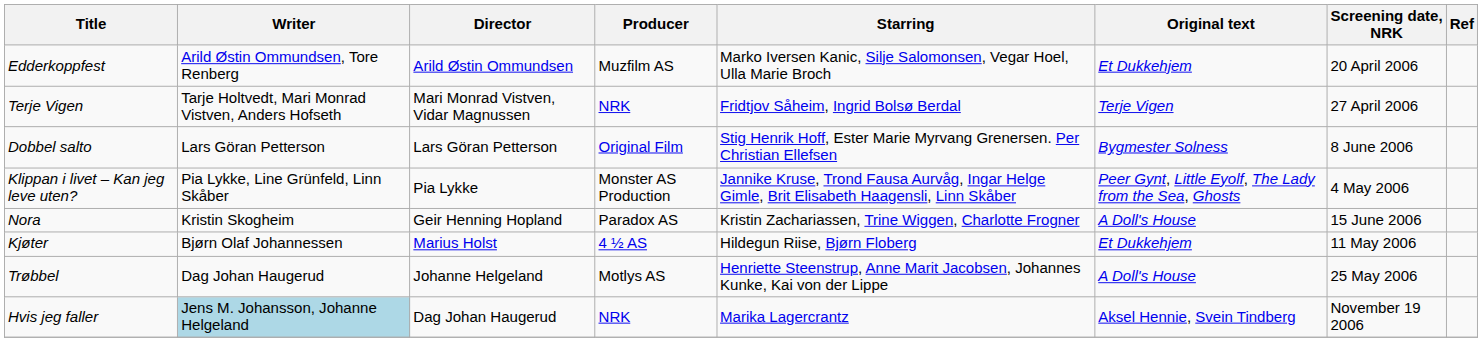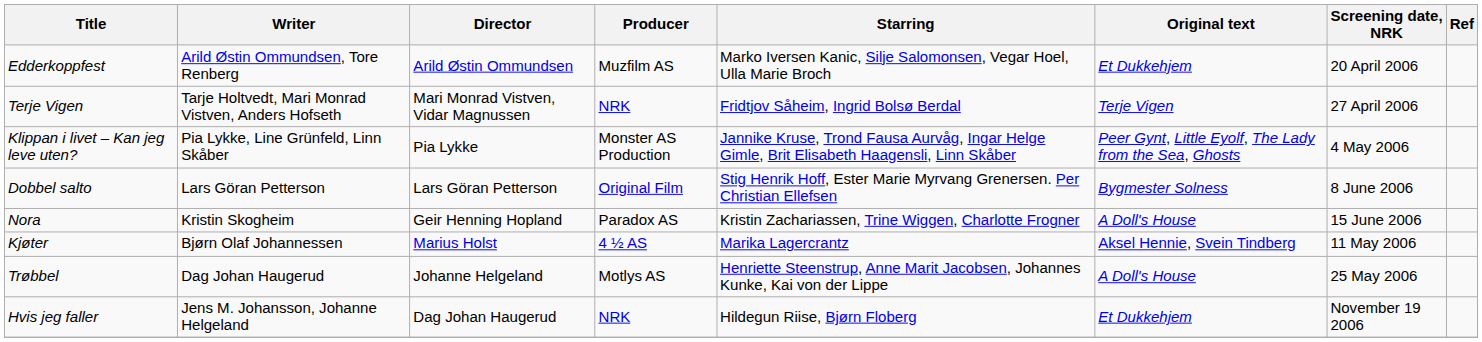rows swapped: (86, 187) <-> (50, 147)
(818, 244) Hildegun Riise, Bjørn Floberg -> (784, 244) Marika Lagercrantz
(1145, 244) Et Dukkehjem -> (1197, 244) Aksel Hennie, Svein Tindberg
(279, 317) lightblue background -> (279, 317) no background
(784, 317) Marika Lagercrantz -> (818, 317) Hildegun Riise, Bjørn Floberg
(1197, 317) Aksel Hennie, Svein Tindberg -> (1145, 317) Et Dukkehjem
